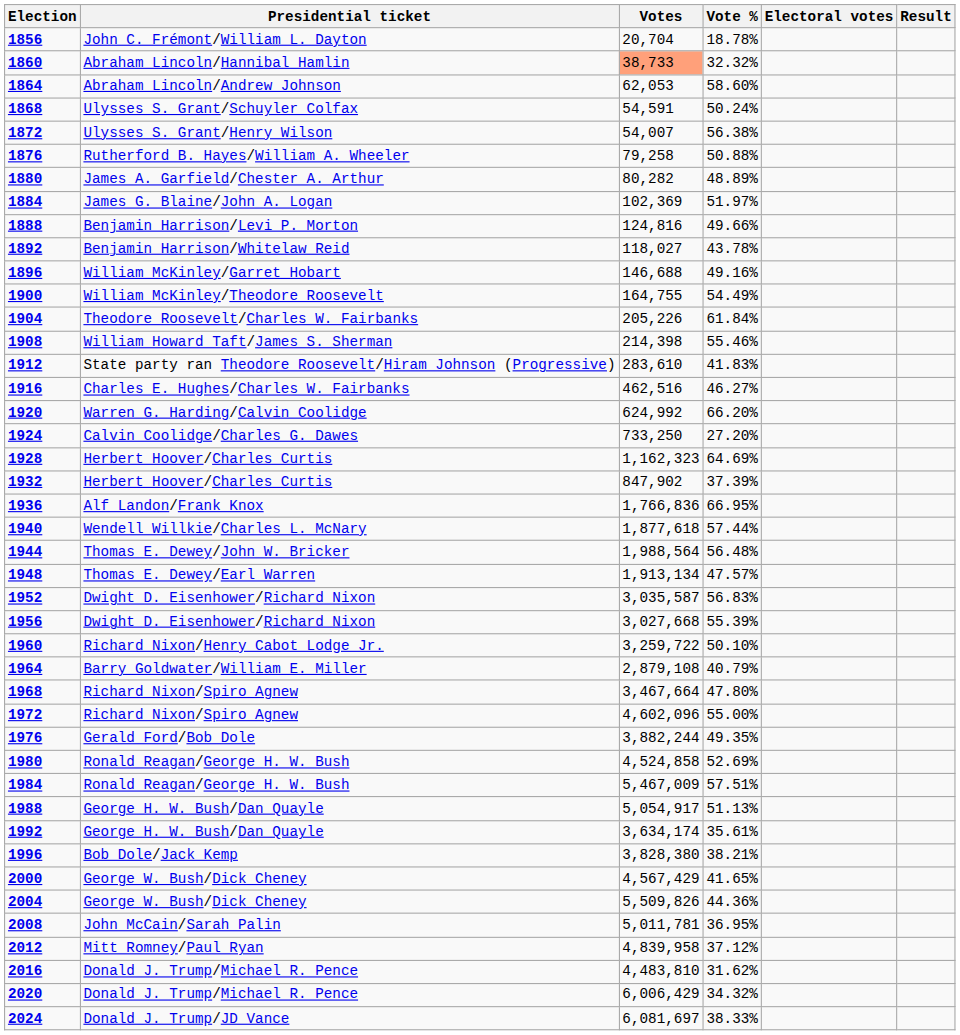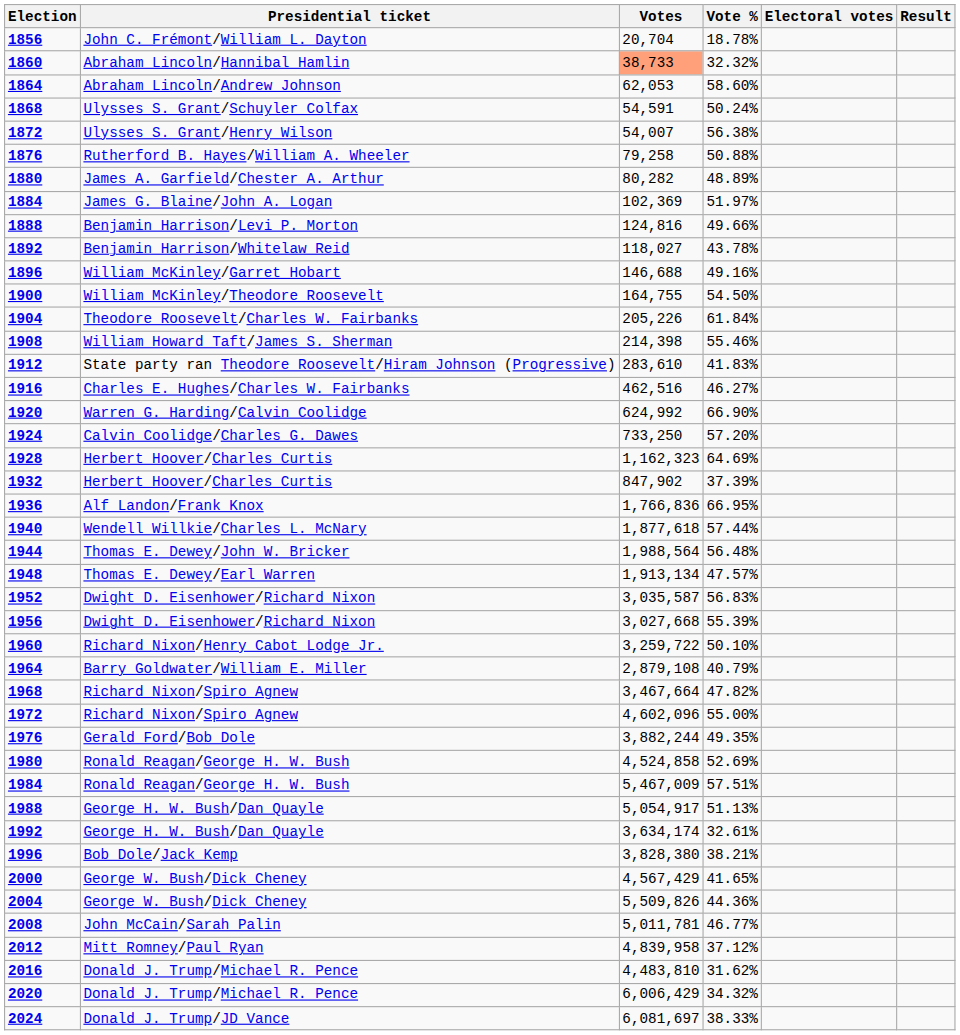(732, 296) 54.49% -> (732, 296) 54.50%
(732, 412) 66.20% -> (732, 412) 66.90%
(732, 436) 27.20% -> (732, 436) 57.20%
(732, 692) 47.80% -> (732, 692) 47.82%
(732, 832) 35.61% -> (732, 832) 32.61%
(732, 925) 36.95% -> (732, 925) 46.77%
